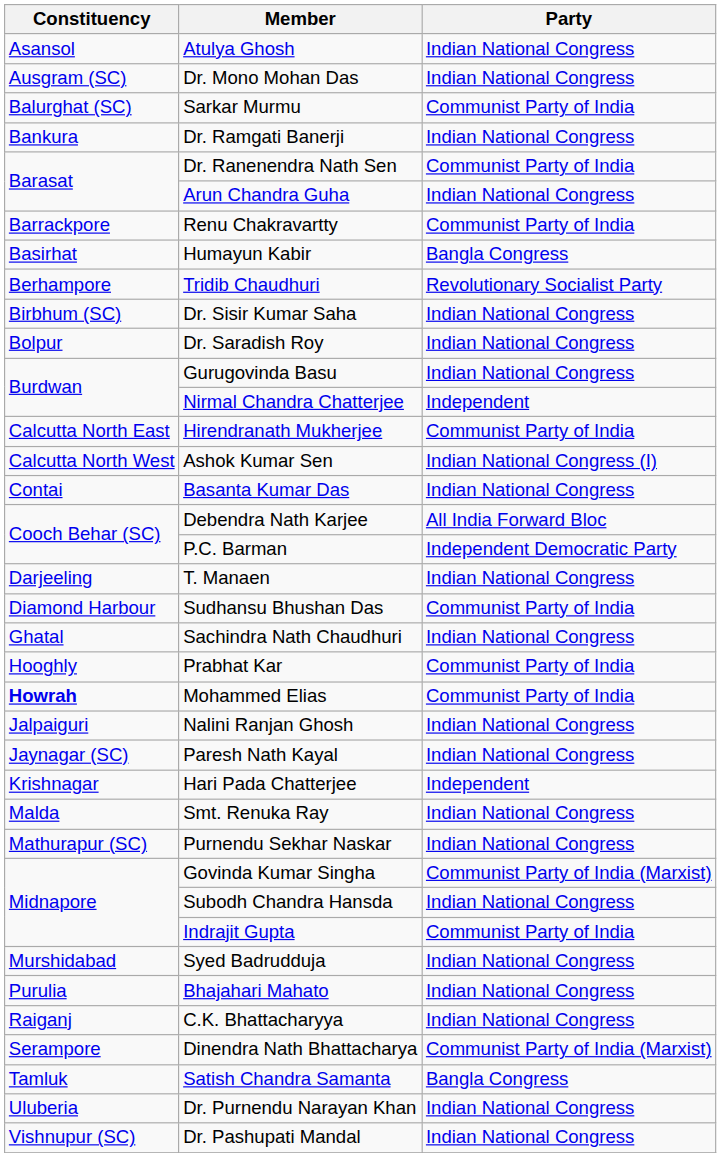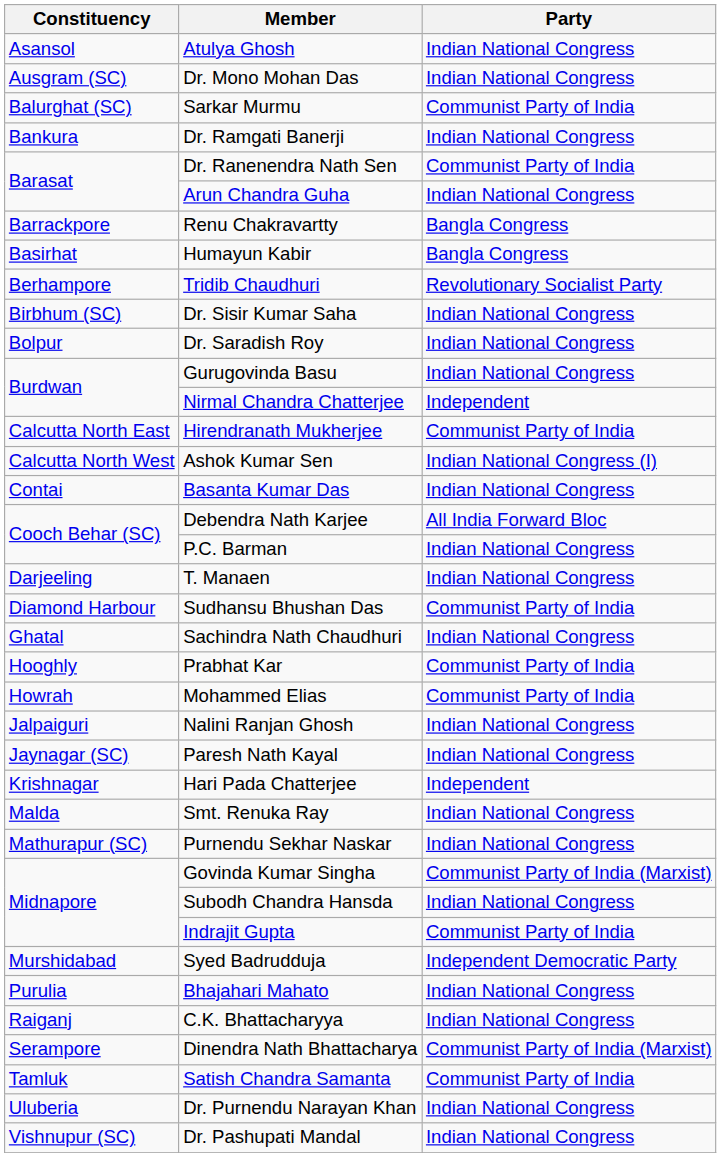(530, 225) Communist Party of India -> (497, 225) Bangla Congress
(551, 549) Independent Democratic Party -> (530, 549) Indian National Congress
(43, 696) bold -> (41, 696) normal
(530, 961) Indian National Congress -> (551, 961) Independent Democratic Party
(497, 1078) Bangla Congress -> (530, 1078) Communist Party of India
